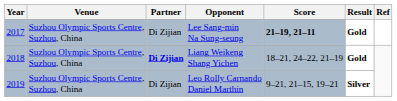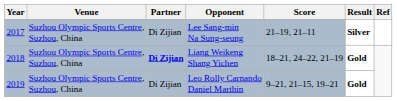(291, 32) bold -> (291, 32) normal
(357, 32) Gold -> (359, 32) Silver
(359, 84) Silver -> (357, 84) Gold
